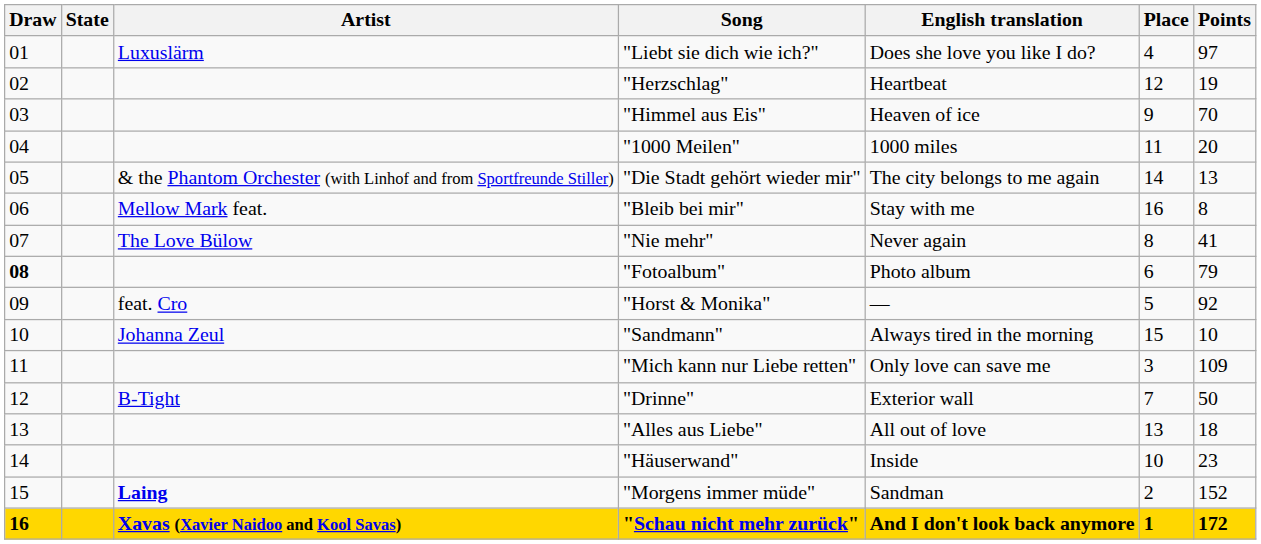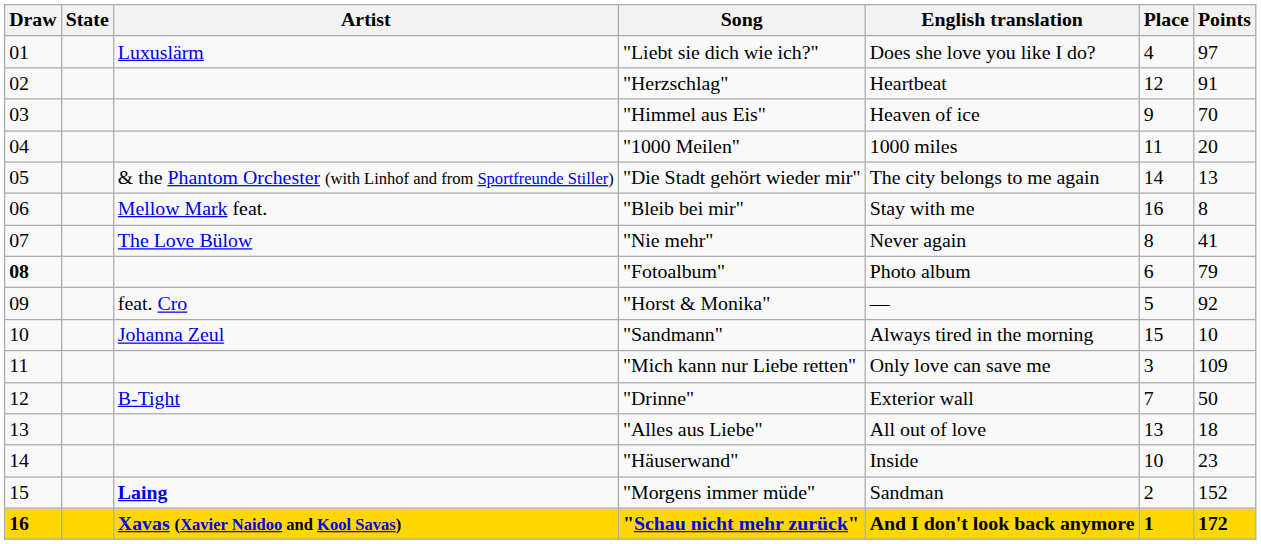(1208, 83) 19 -> (1208, 83) 91
